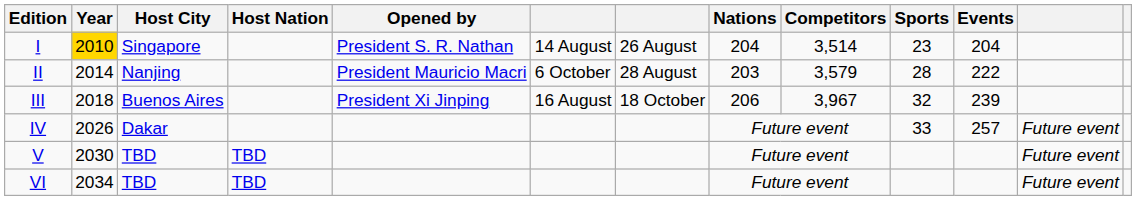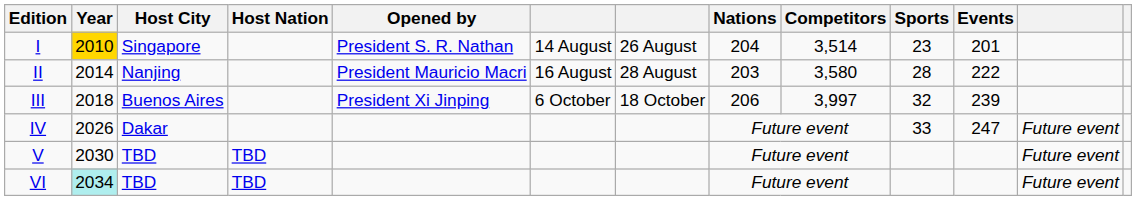(986, 46) 204 -> (986, 46) 201
(573, 73) 6 October -> (573, 73) 16 August
(836, 73) 3,579 -> (836, 73) 3,580
(573, 101) 16 August -> (573, 101) 6 October
(836, 101) 3,967 -> (836, 101) 3,997
(986, 128) 257 -> (986, 128) 247
(94, 182) no background -> (94, 182) paleturquoise background
